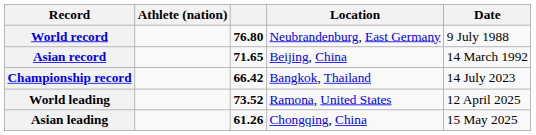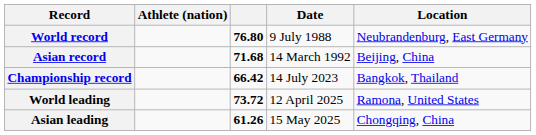columns swapped: (355, 15) <-> (487, 15)
(248, 57) 71.65 -> (248, 57) 71.68
(248, 99) 73.52 -> (248, 99) 73.72
